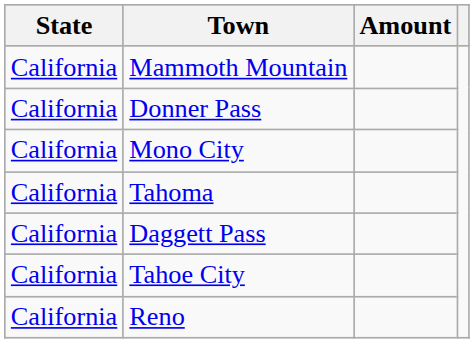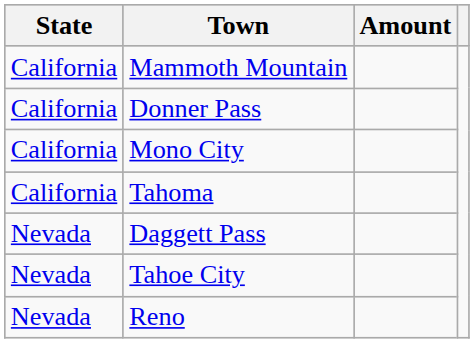(64, 233) California -> (51, 233) Nevada
(64, 274) California -> (51, 274) Nevada
(64, 316) California -> (51, 316) Nevada
